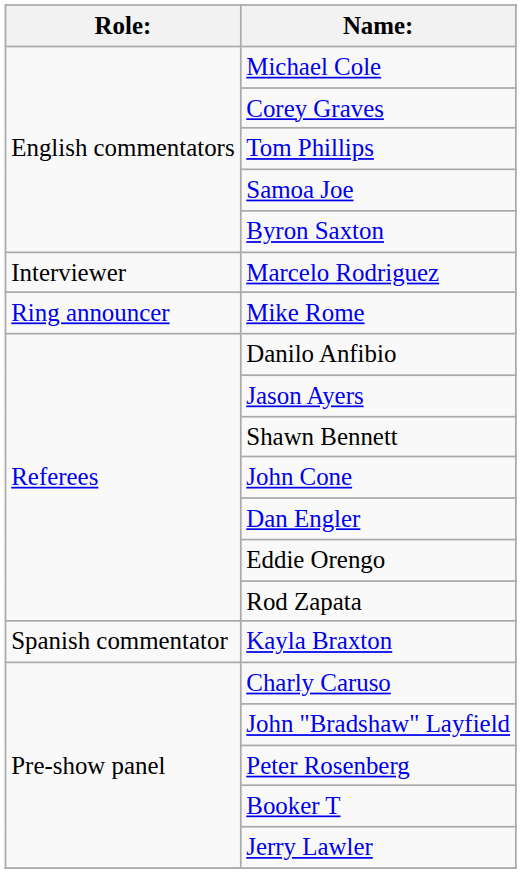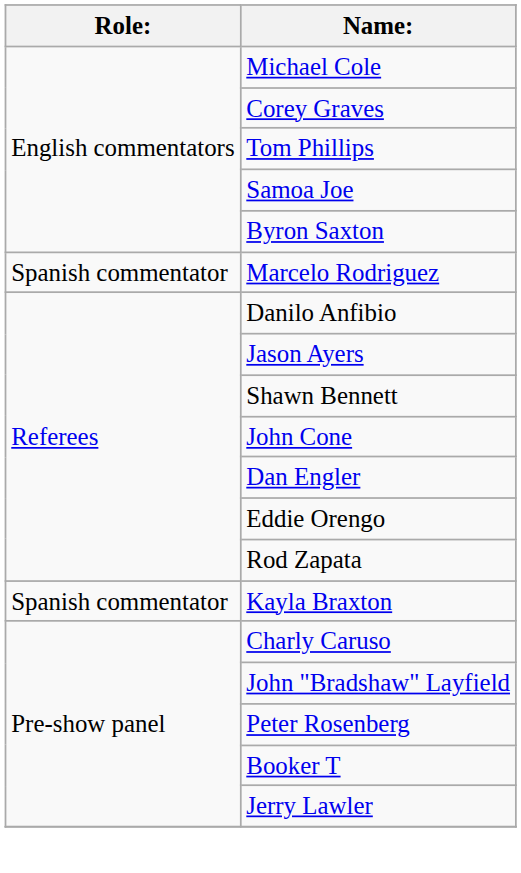(69, 272) Interviewer -> (119, 272) Spanish commentator
- row: (305, 313)
